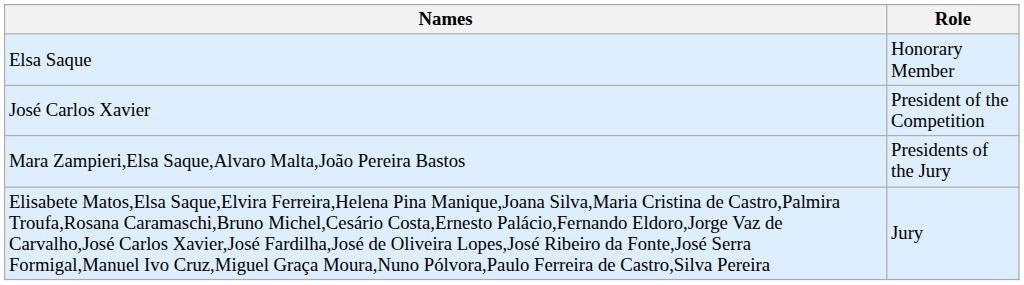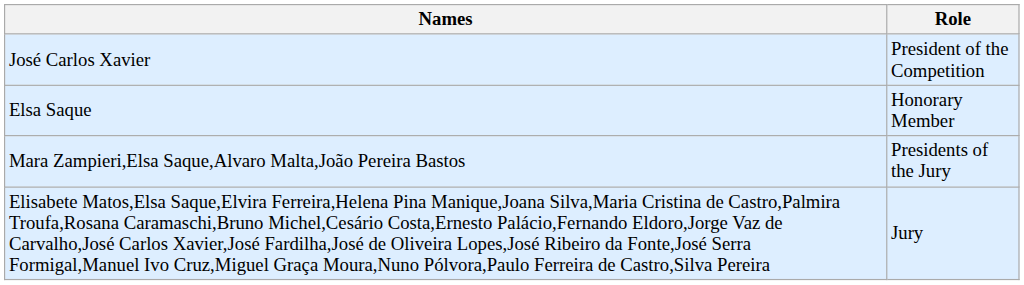rows swapped: (80, 110) <-> (50, 59)
